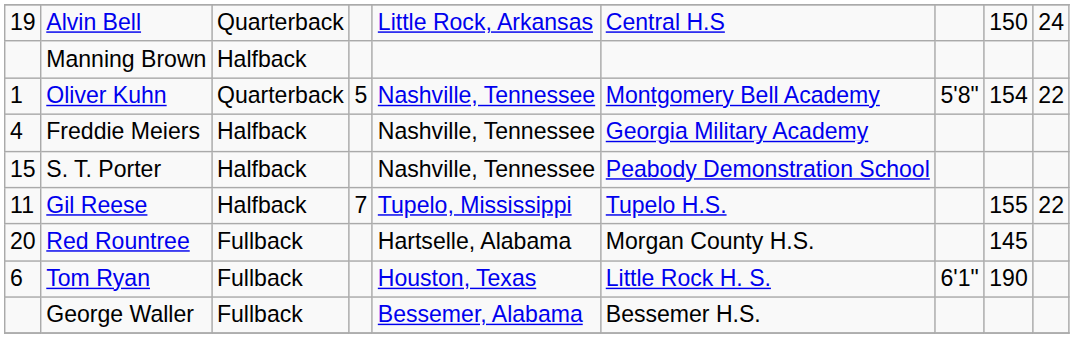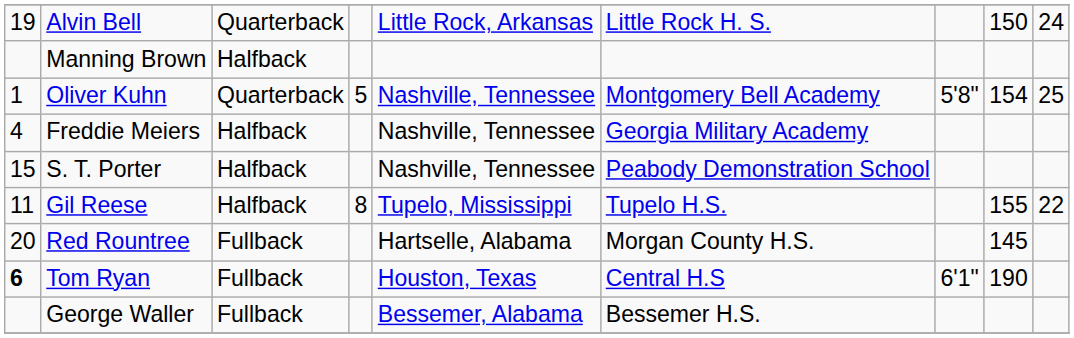(665, 22) Central H.S -> (688, 22) Little Rock H. S.
(1051, 95) 22 -> (1051, 95) 25
(361, 205) 7 -> (361, 205) 8
(16, 278) normal -> (16, 278) bold
(688, 278) Little Rock H. S. -> (665, 278) Central H.S
